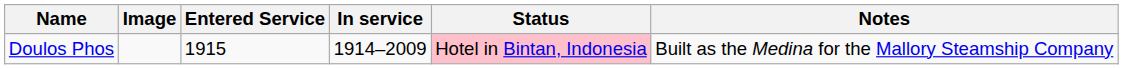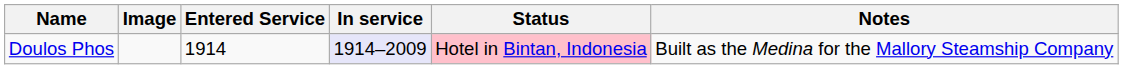(205, 48) 1915 -> (205, 48) 1914
(380, 48) no background -> (380, 48) lavender background
